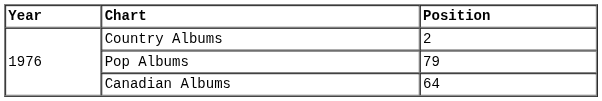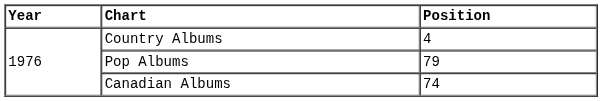(427, 39) 2 -> (427, 39) 4
(431, 84) 64 -> (431, 84) 74
